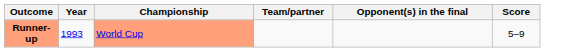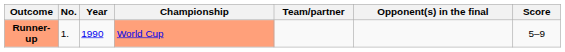+ column: (69, 12)
(72, 33) 1993 -> (92, 33) 1990
